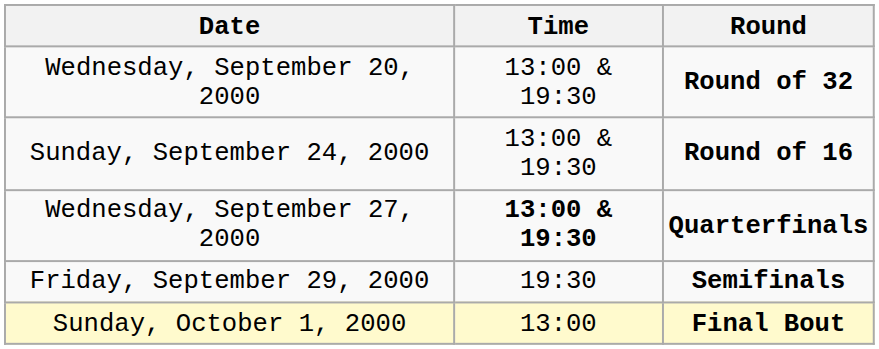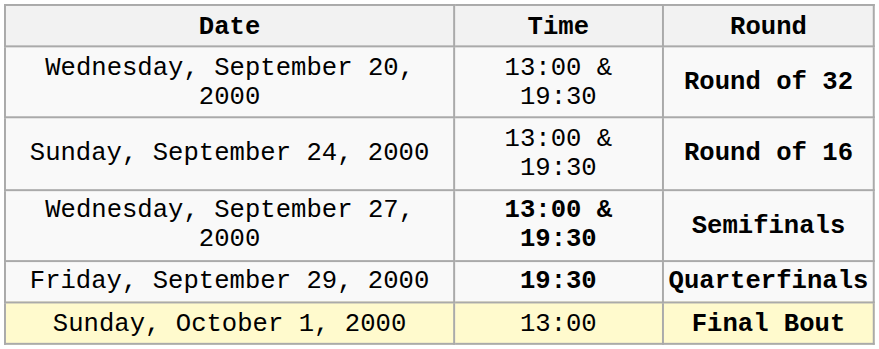(768, 225) Quarterfinals -> (768, 225) Semifinals
(558, 281) normal -> (558, 281) bold
(768, 281) Semifinals -> (768, 281) Quarterfinals
